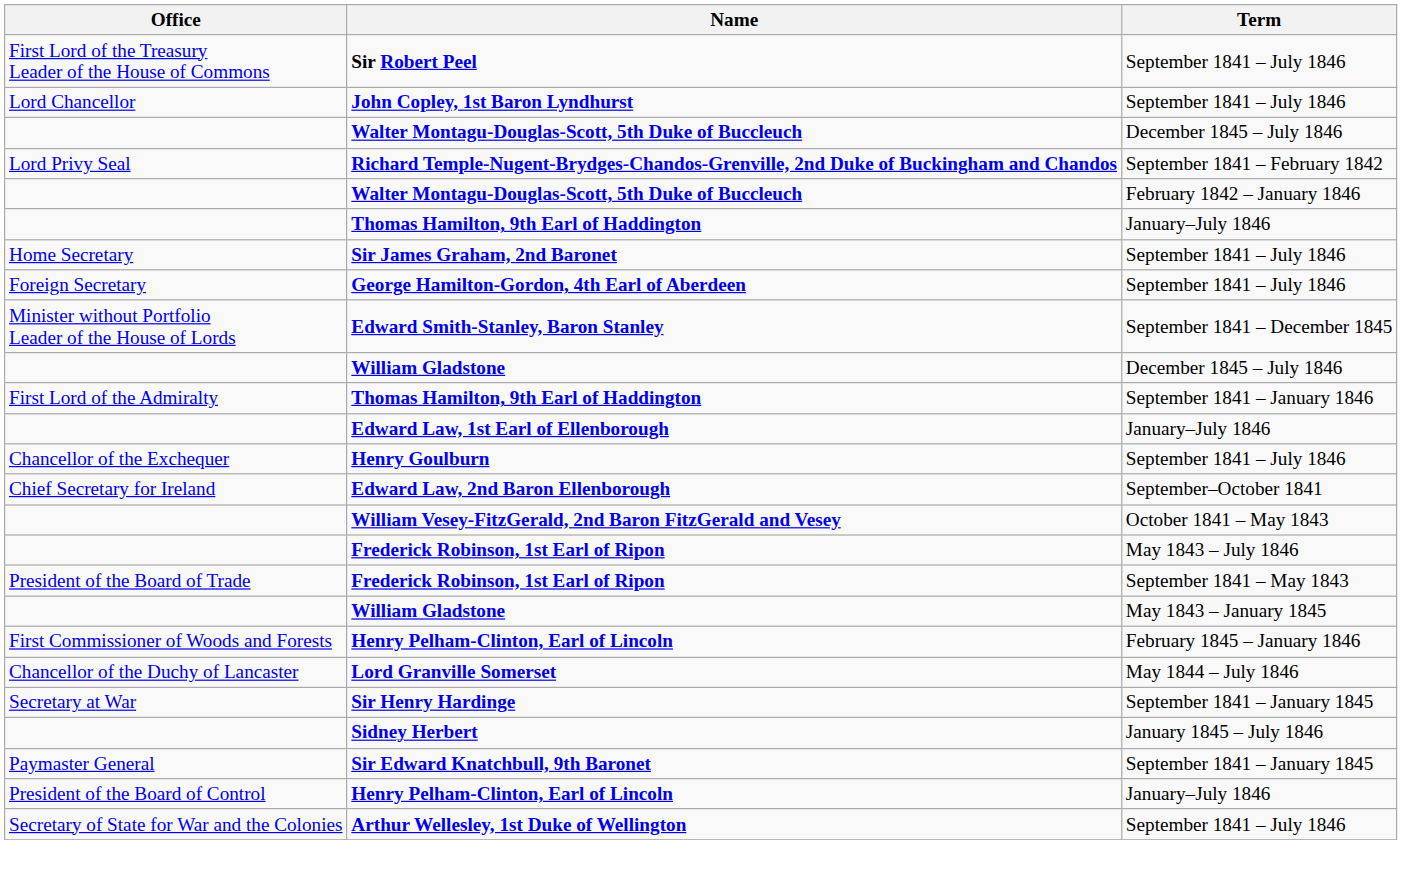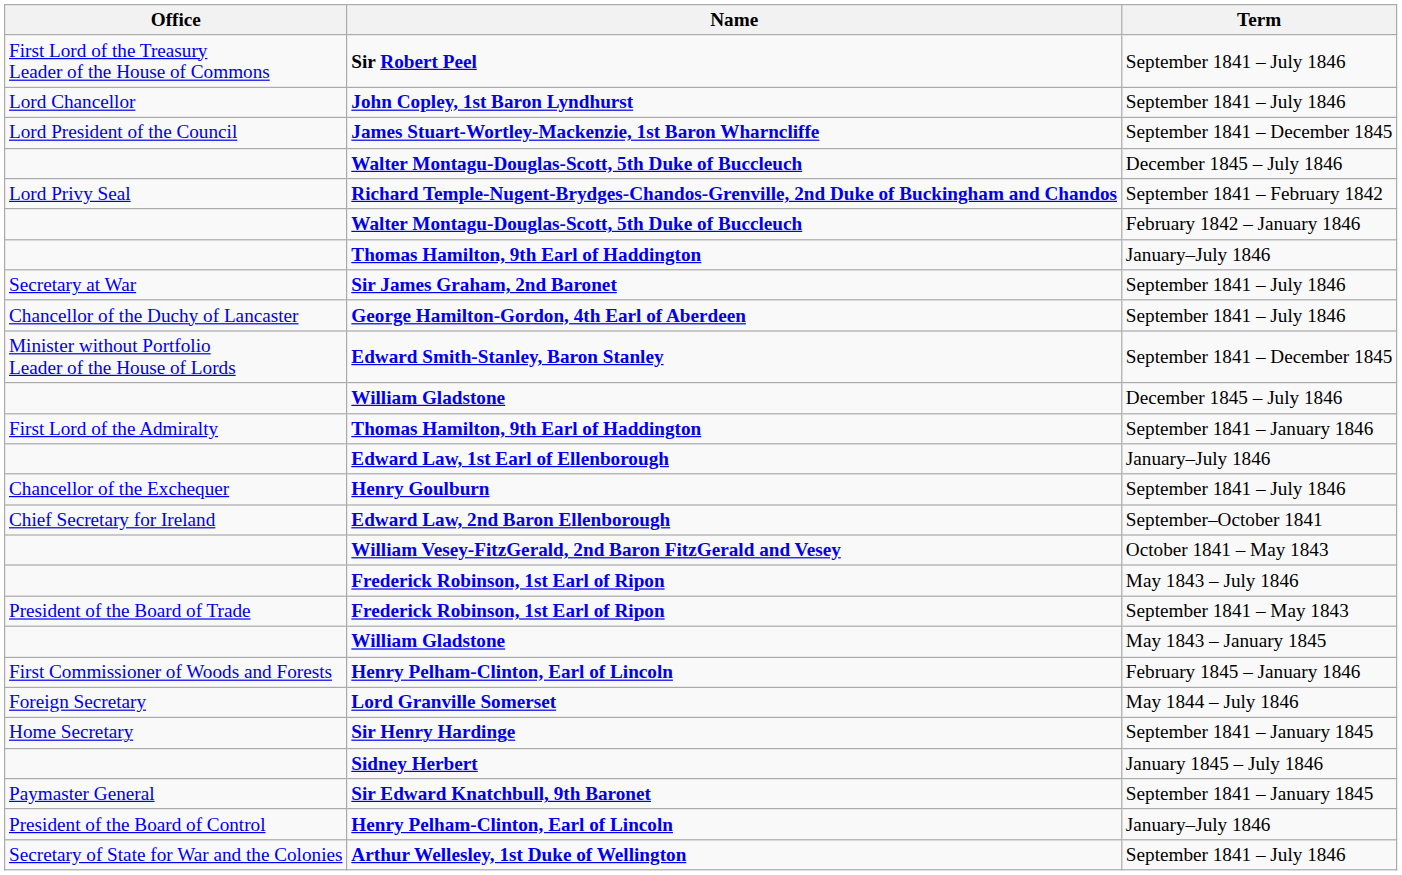+ row: (585, 132)
(71, 254) Home Secretary -> (73, 284) Secretary at War
(78, 284) Foreign Secretary -> (154, 315) Chancellor of the Duchy of Lancaster
(154, 671) Chancellor of the Duchy of Lancaster -> (78, 702) Foreign Secretary
(73, 702) Secretary at War -> (71, 732) Home Secretary
